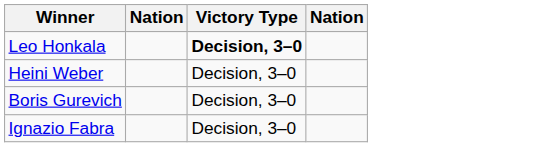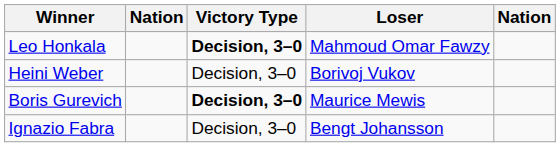+ column: (400, 18)
(244, 100) normal -> (247, 100) bold
